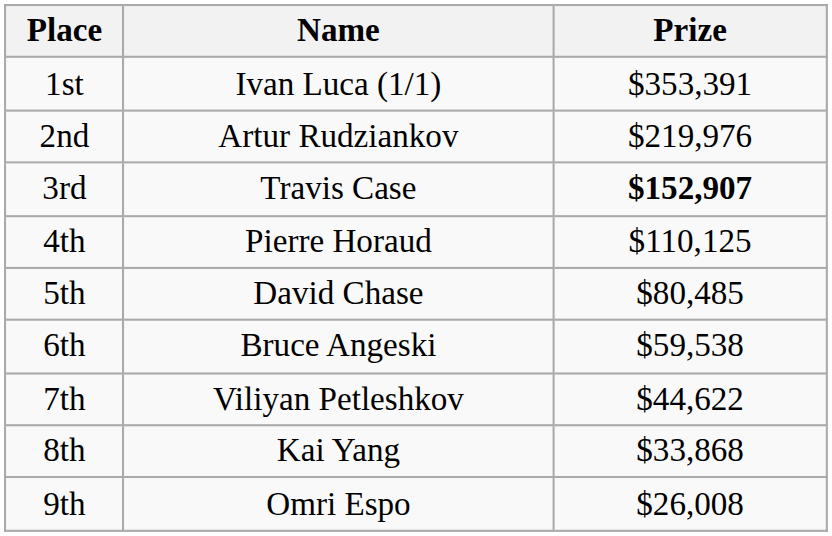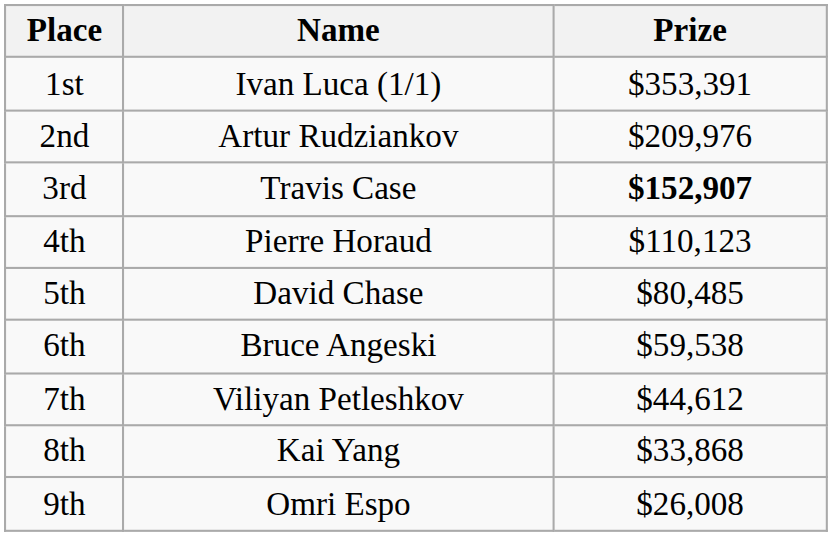(690, 135) $219,976 -> (690, 135) $209,976
(690, 240) $110,125 -> (690, 240) $110,123
(690, 398) $44,622 -> (690, 398) $44,612
